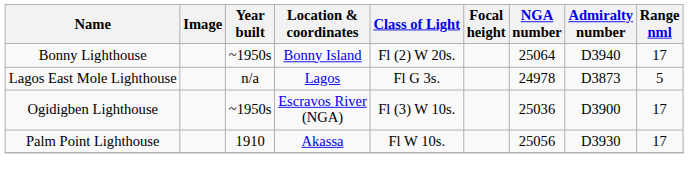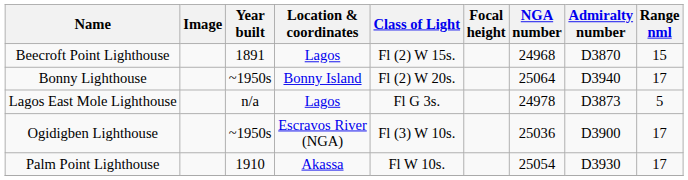+ row: (93, 55)
(537, 141) 25056 -> (537, 164) 25054
